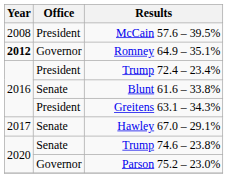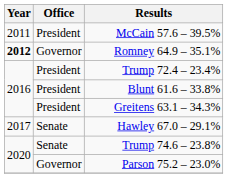(19, 32) 2008 -> (19, 32) 2011
(52, 88) Senate -> (58, 88) President
